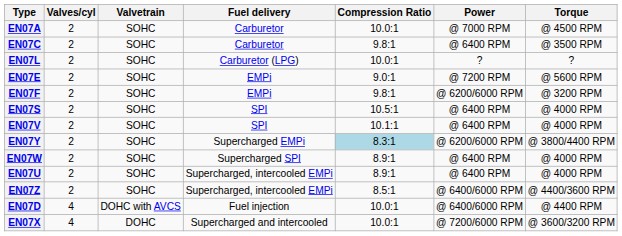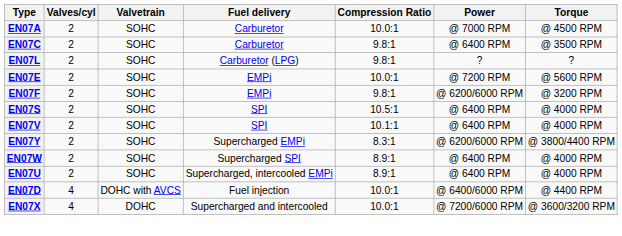(384, 61) 10.0:1 -> (384, 61) 9.8:1
(384, 77) 9.0:1 -> (384, 77) 10.0:1
(384, 142) lightblue background -> (384, 142) no background
- row: (24, 190)
